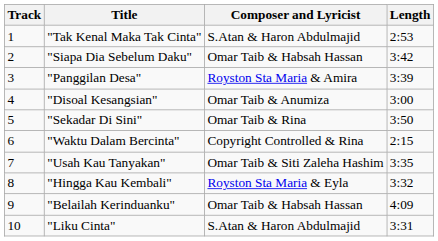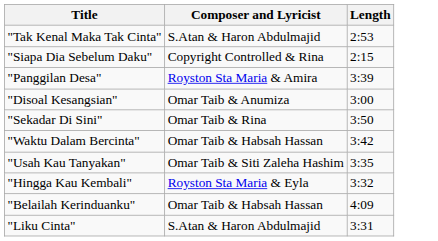- column: (24, 15)
(285, 57) Omar Taib & Habsah Hassan -> (246, 57) Copyright Controlled & Rina
(402, 57) 3:42 -> (362, 57) 2:15
(285, 141) Copyright Controlled & Rina -> (245, 141) Omar Taib & Habsah Hassan
(402, 141) 2:15 -> (362, 141) 3:42
